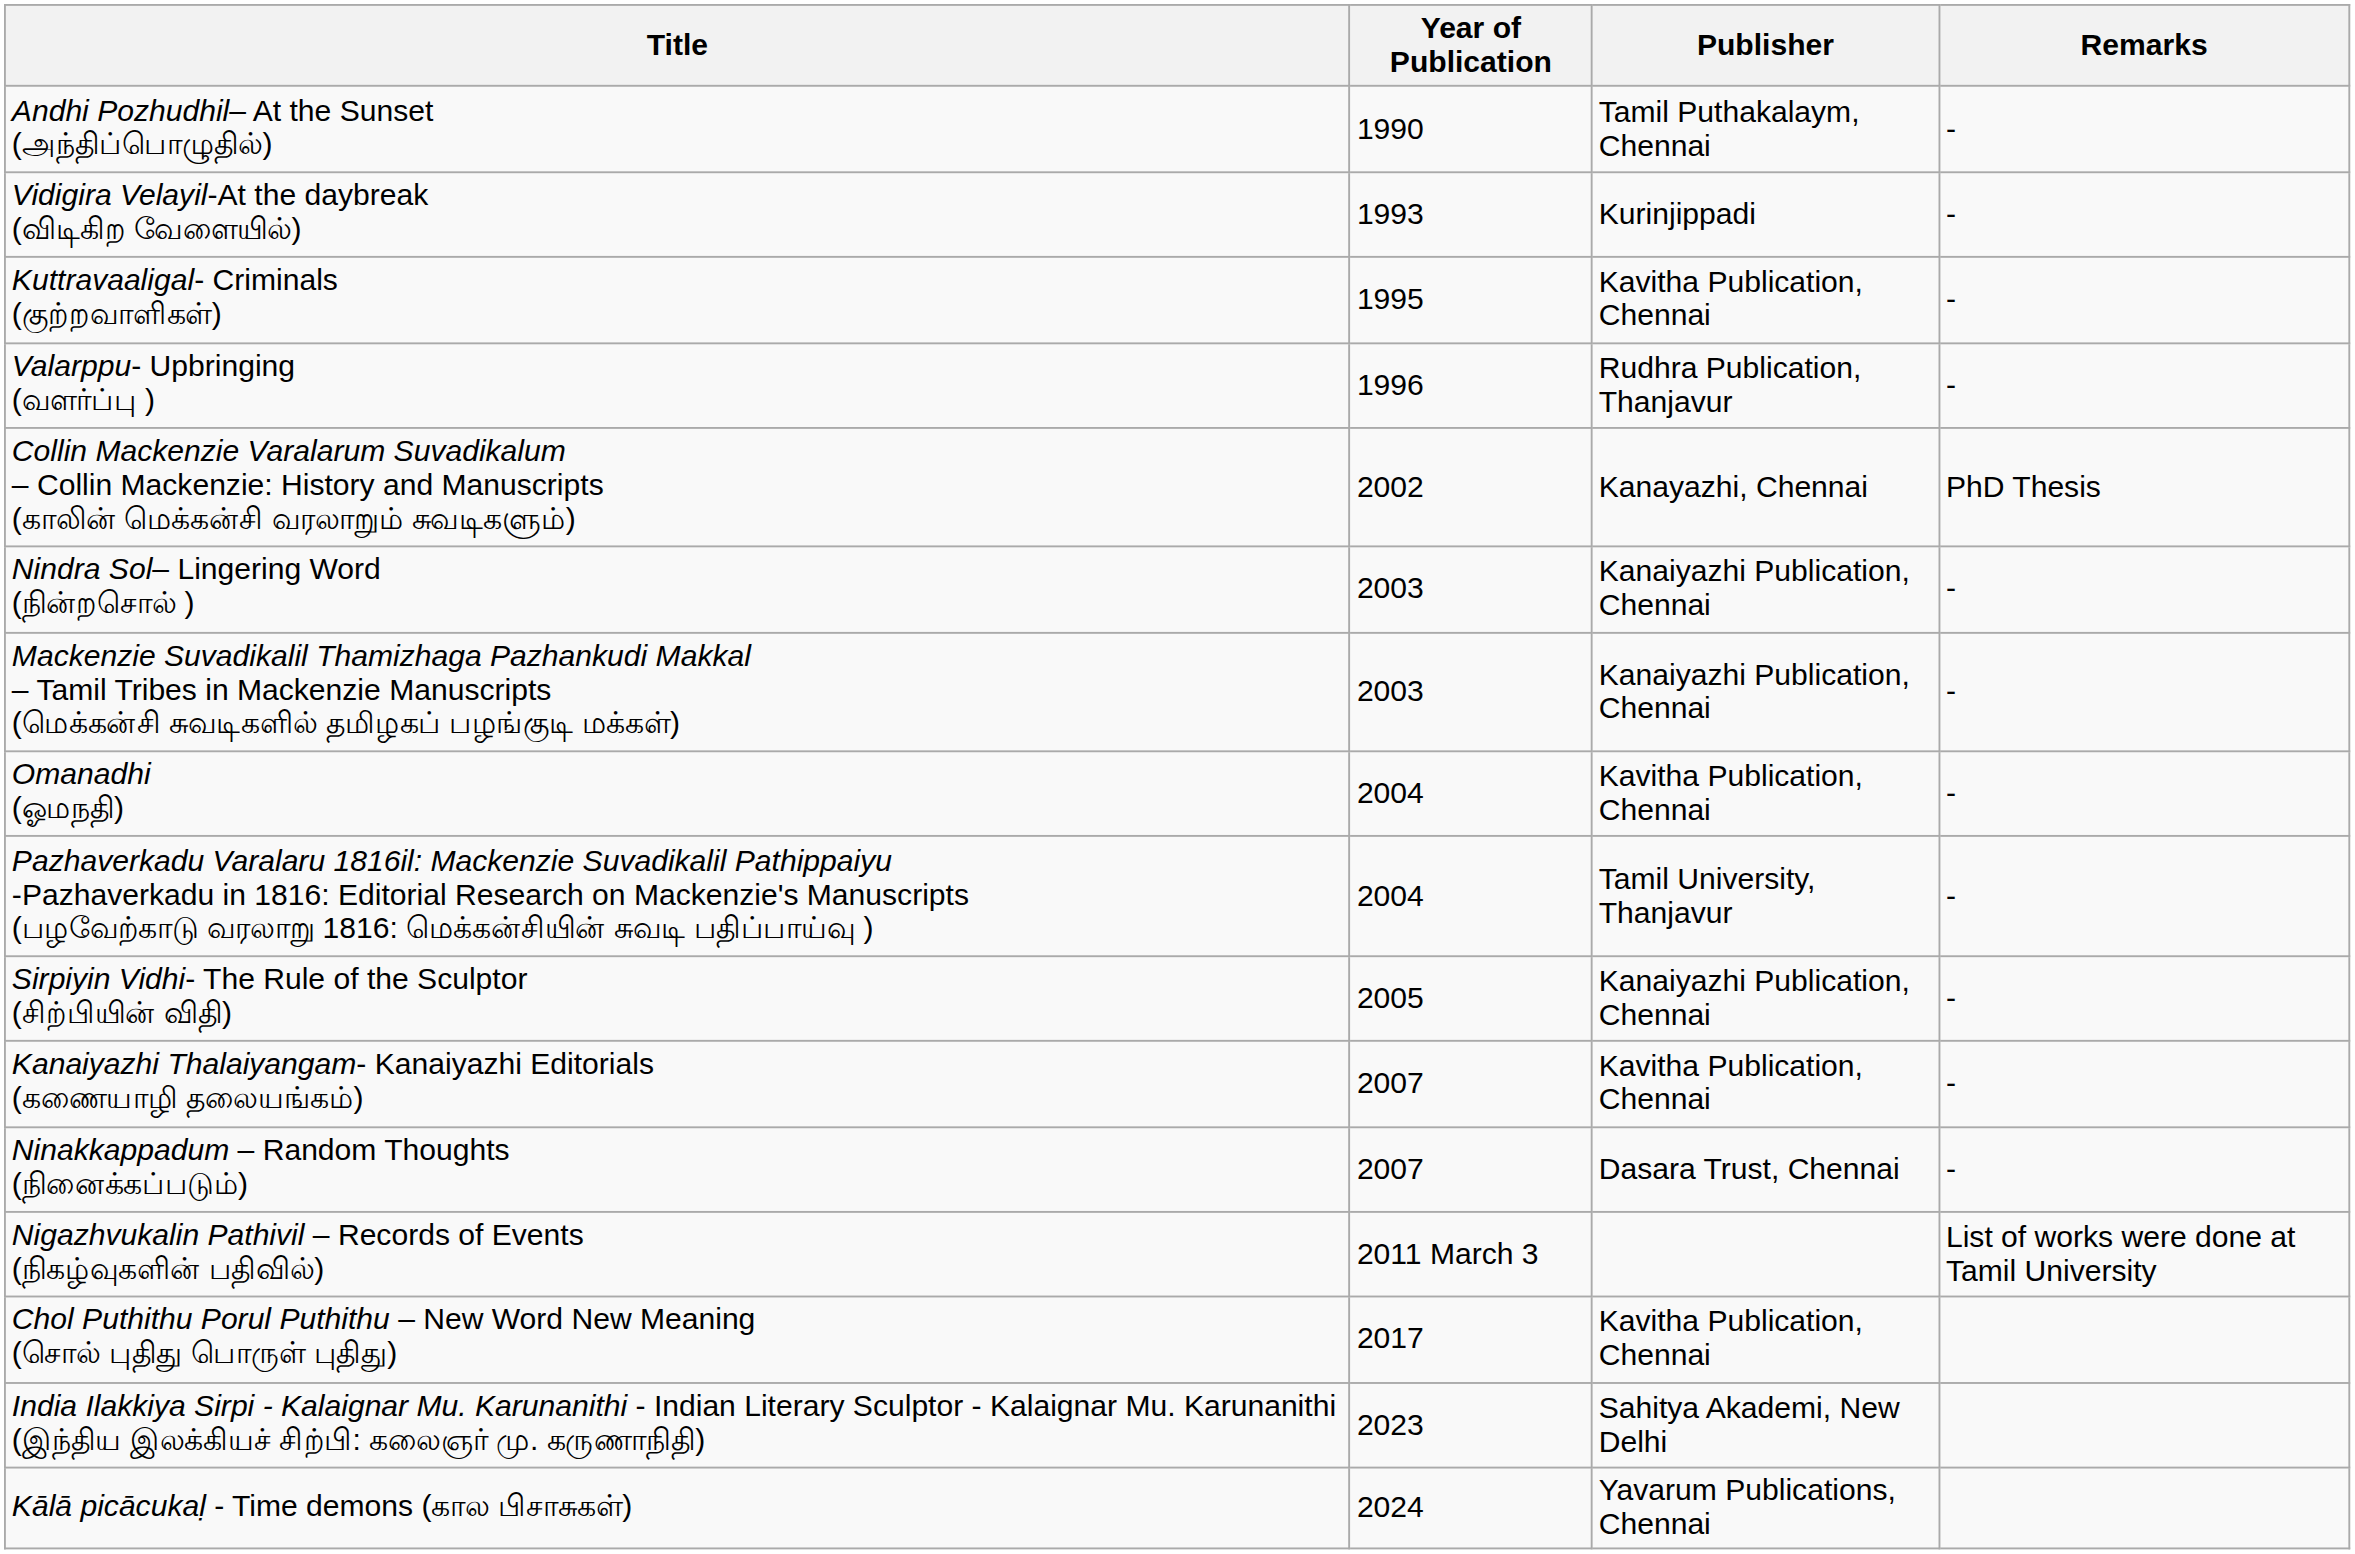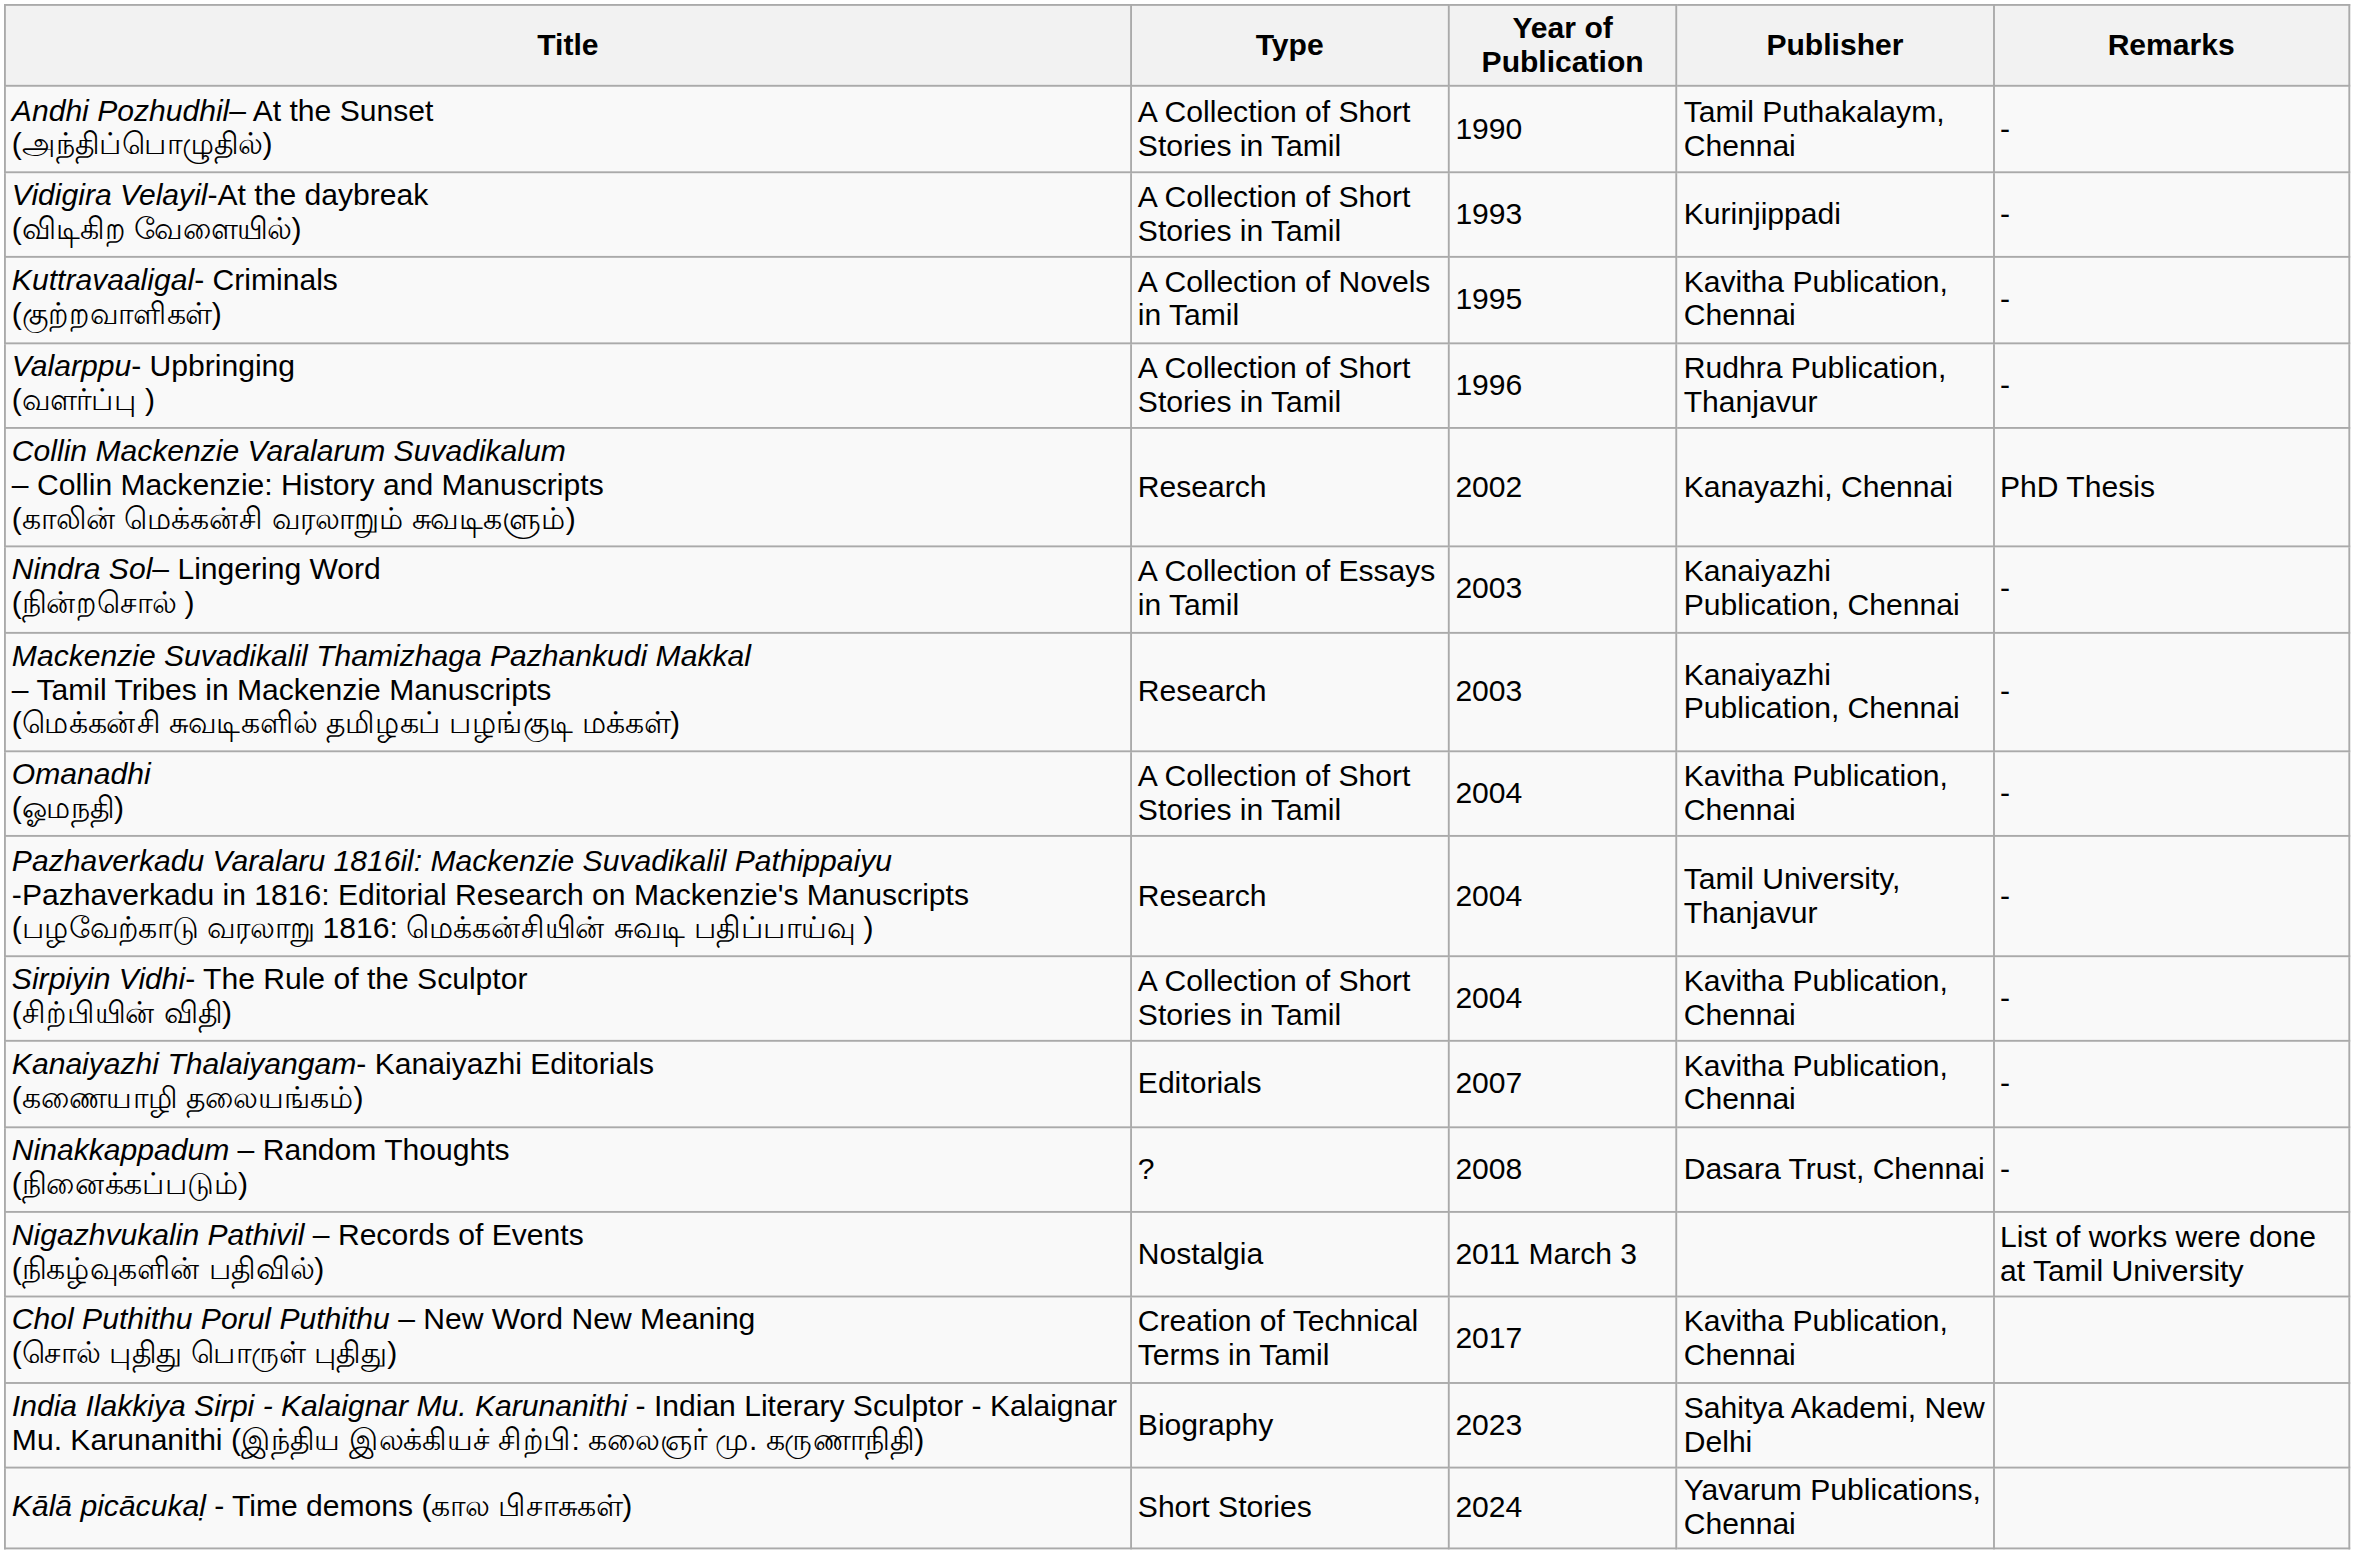+ column: (1290, 45)
(1390, 997) 2005 -> (1489, 997) 2004
(1754, 997) Kanaiyazhi Publication, Chennai -> (1816, 997) Kavitha Publication, Chennai
(1390, 1168) 2007 -> (1489, 1168) 2008
